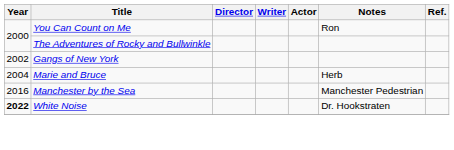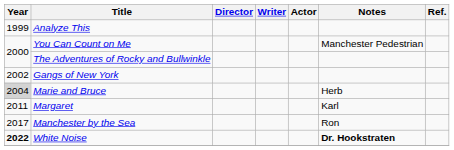+ row: (62, 28)
(330, 28) Ron -> (372, 43) Manchester Pedestrian
(18, 75) no background -> (18, 91) lightgrey background
+ row: (53, 106)
(18, 91) 2016 -> (18, 122) 2017
(372, 91) Manchester Pedestrian -> (330, 122) Ron
(356, 106) normal -> (358, 138) bold
